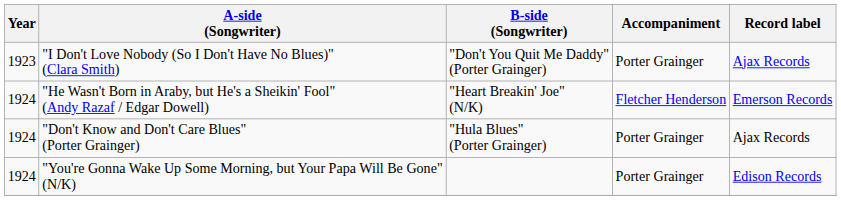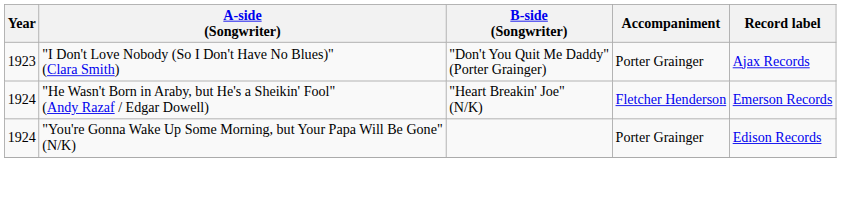- row: (144, 138)
